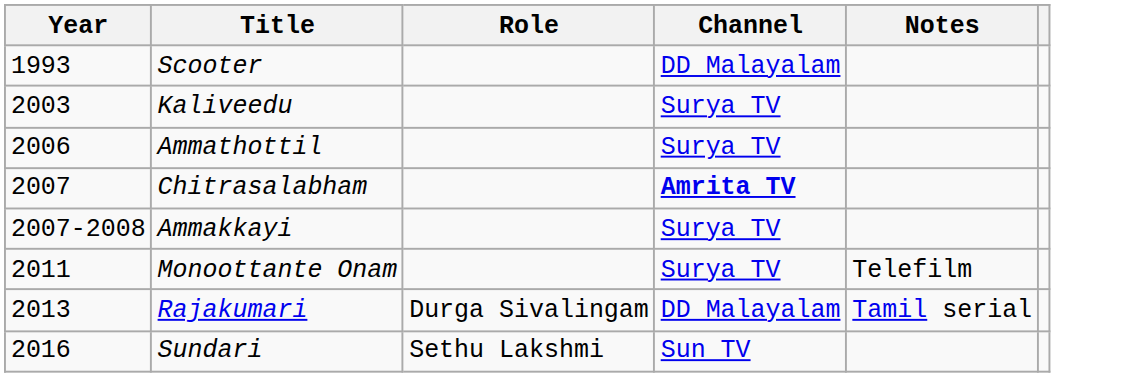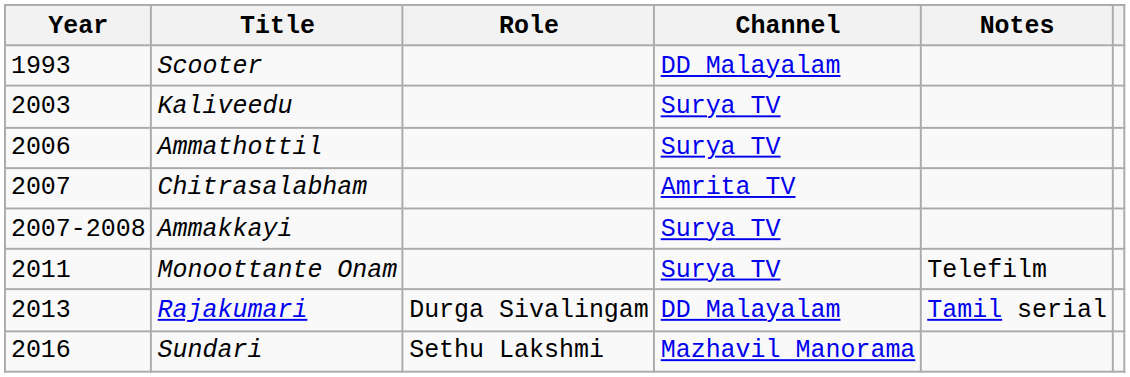(728, 188) bold -> (728, 188) normal
(706, 351) Sun TV -> (788, 351) Mazhavil Manorama
